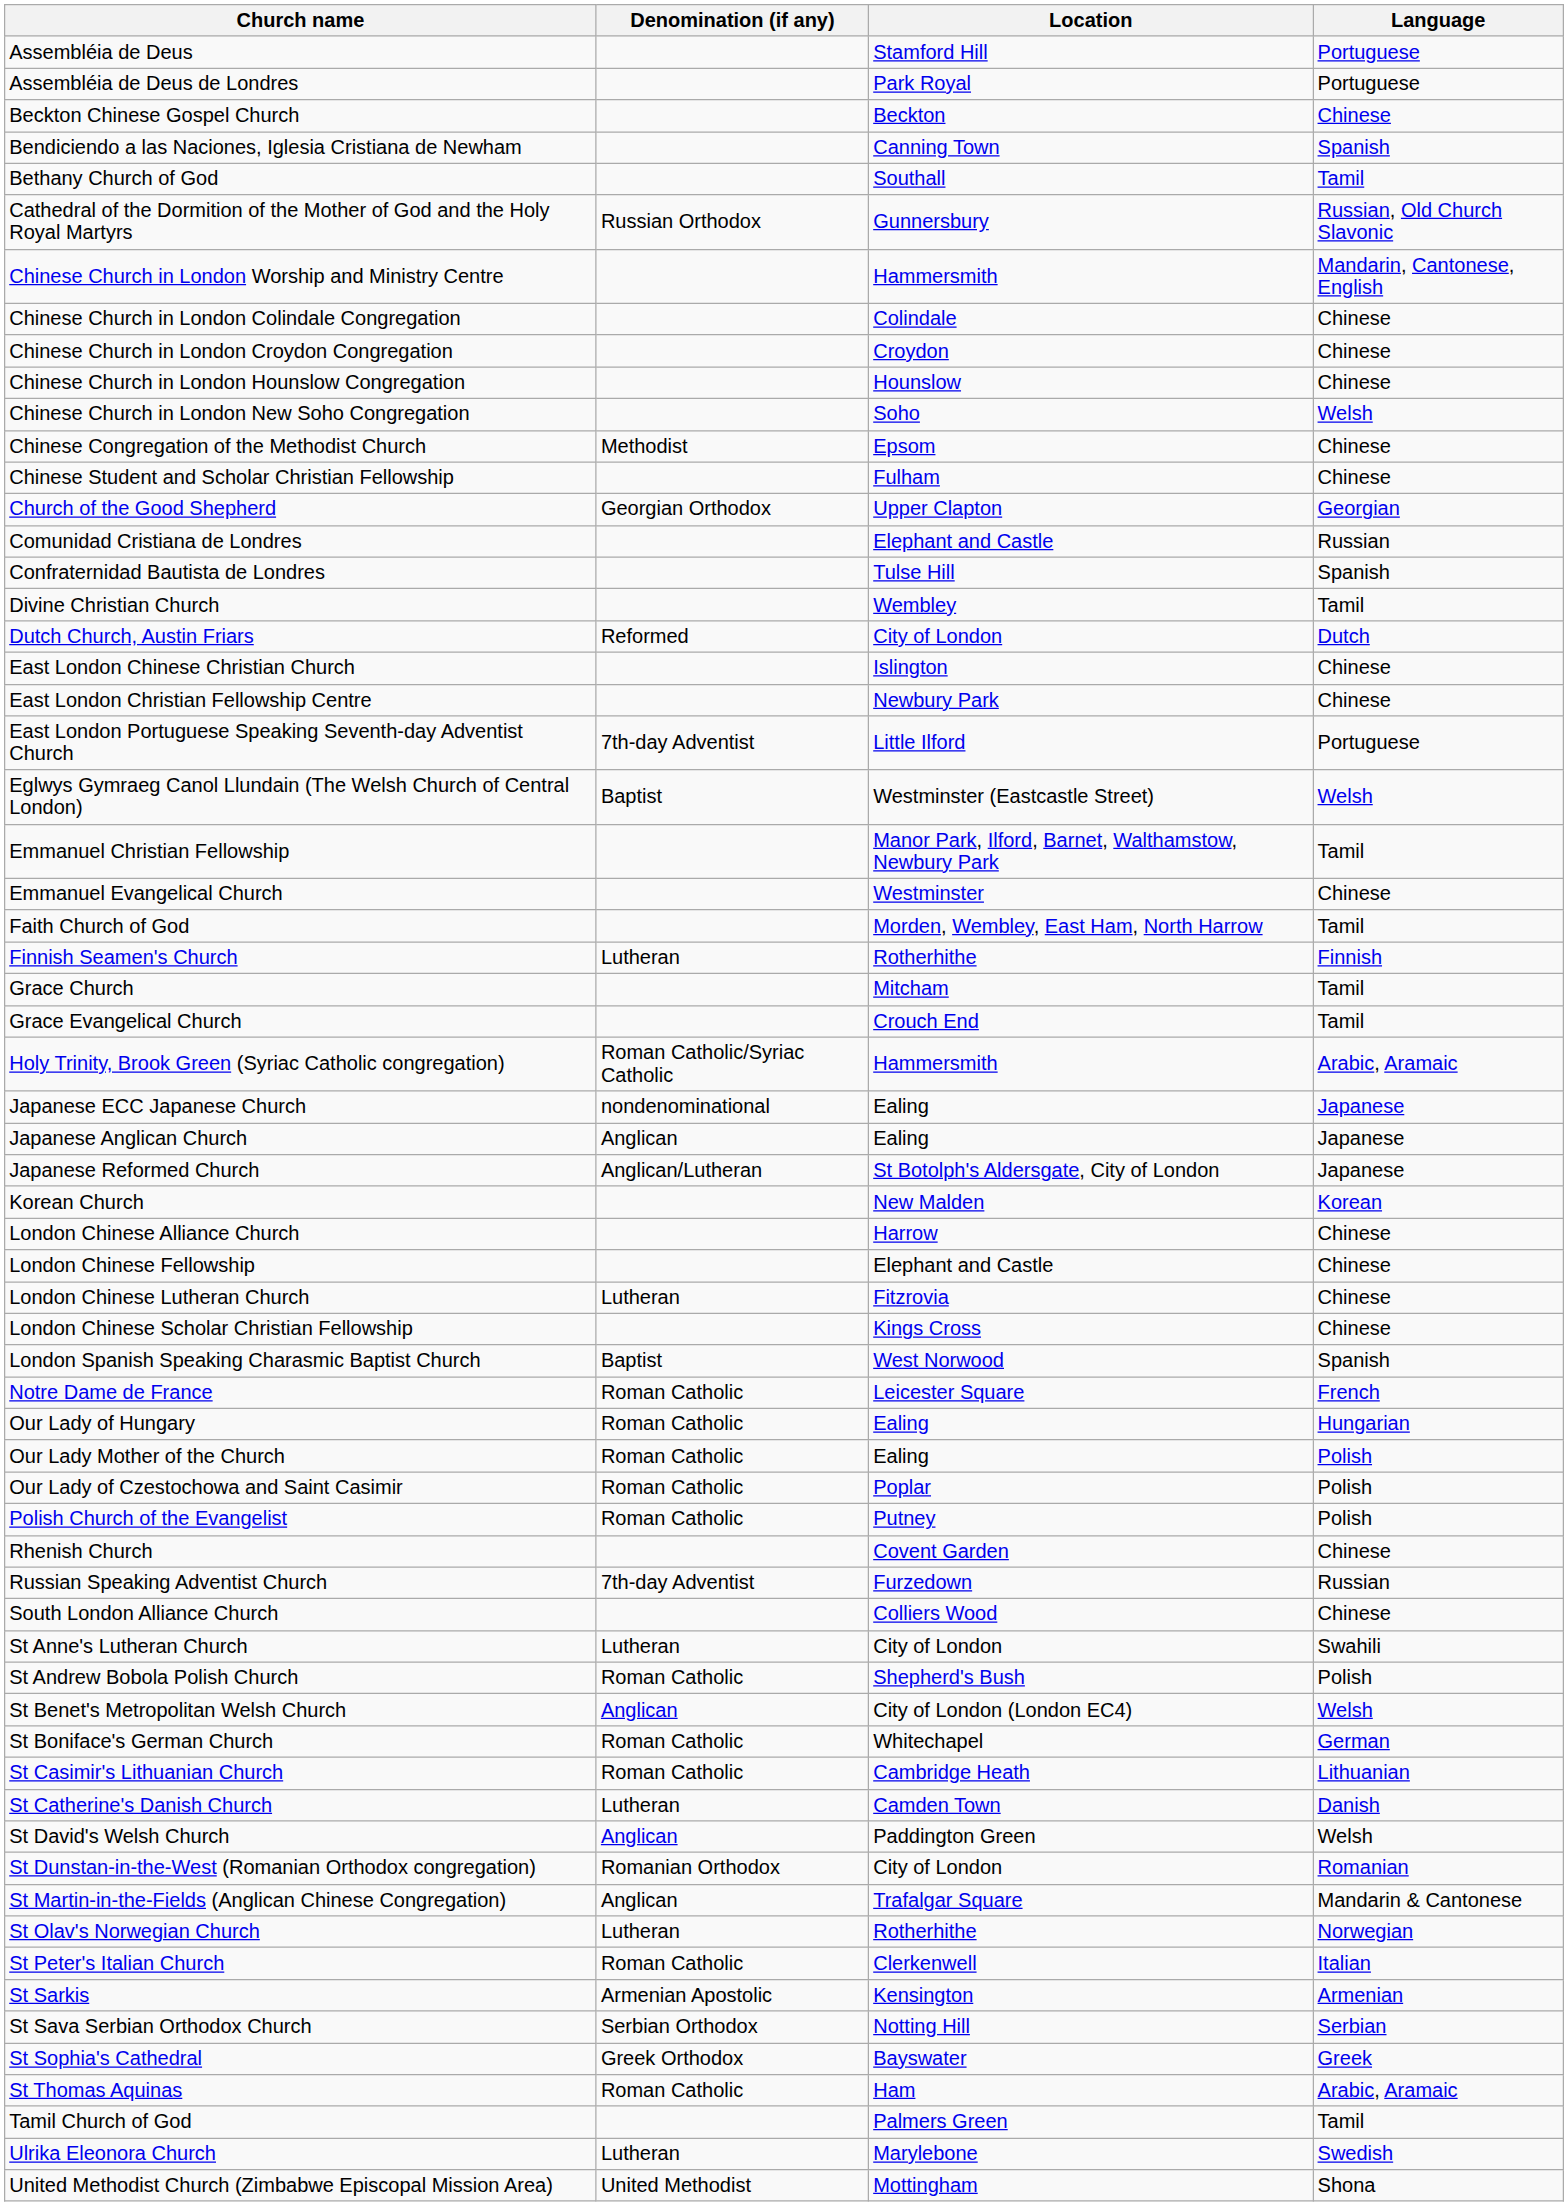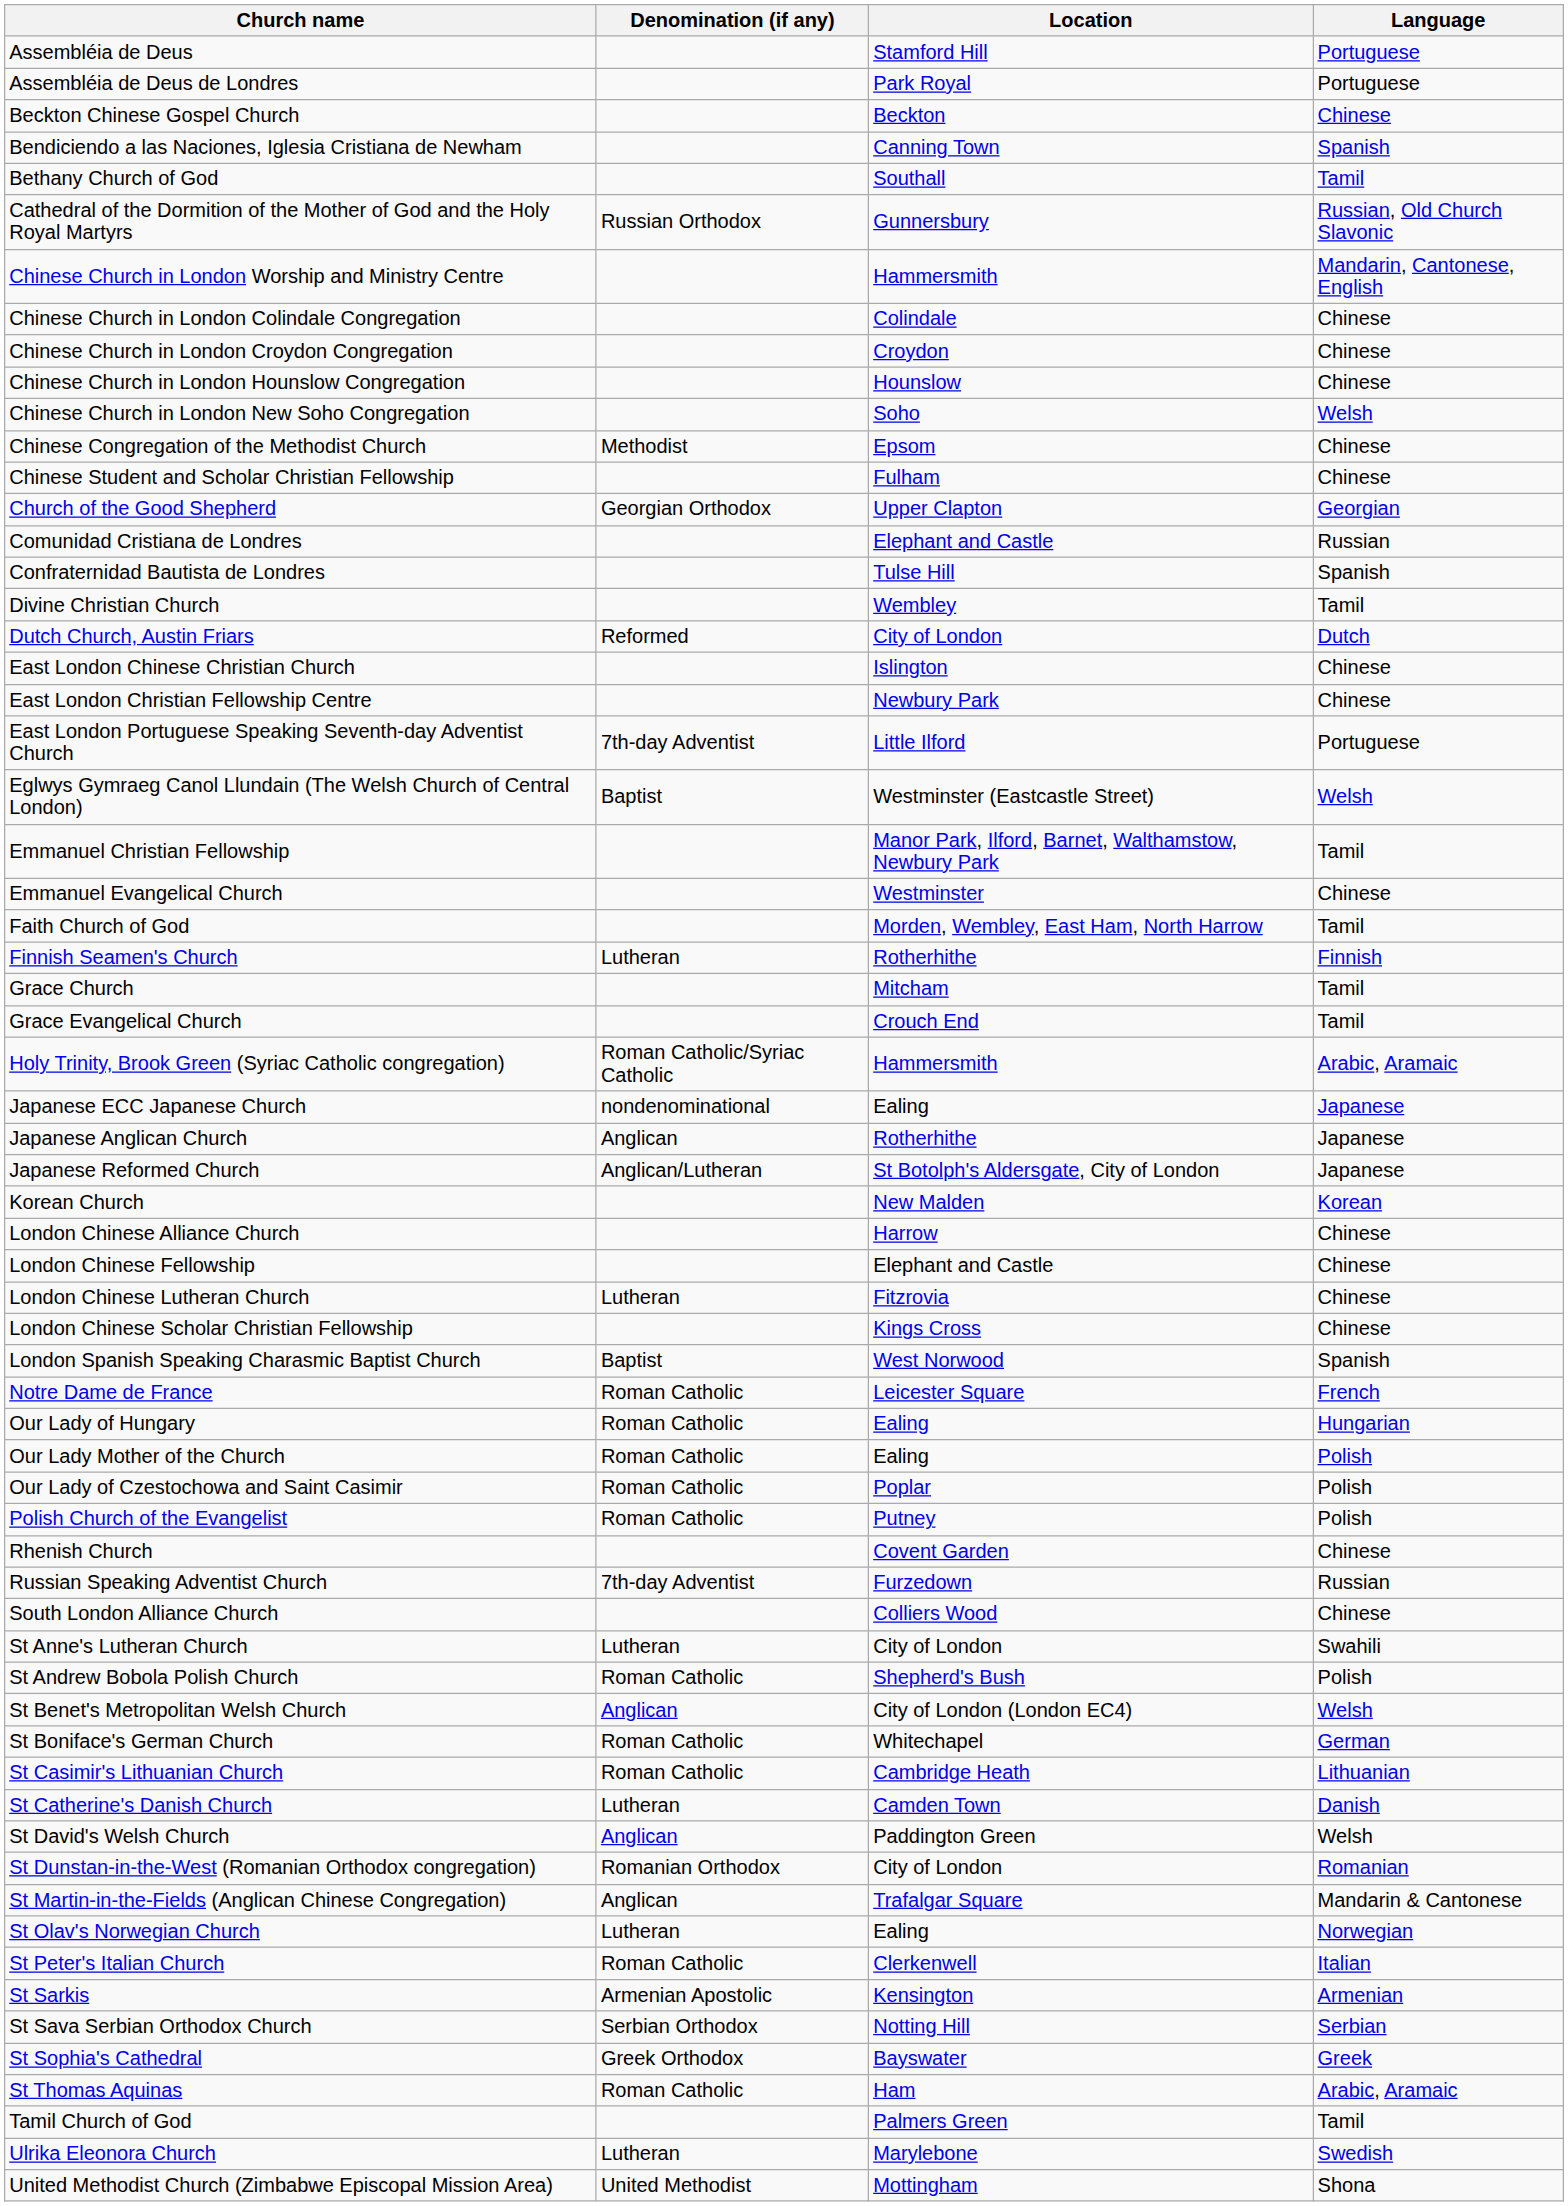(901, 1138) Ealing -> (925, 1138) Rotherhithe
(925, 1931) Rotherhithe -> (901, 1931) Ealing
